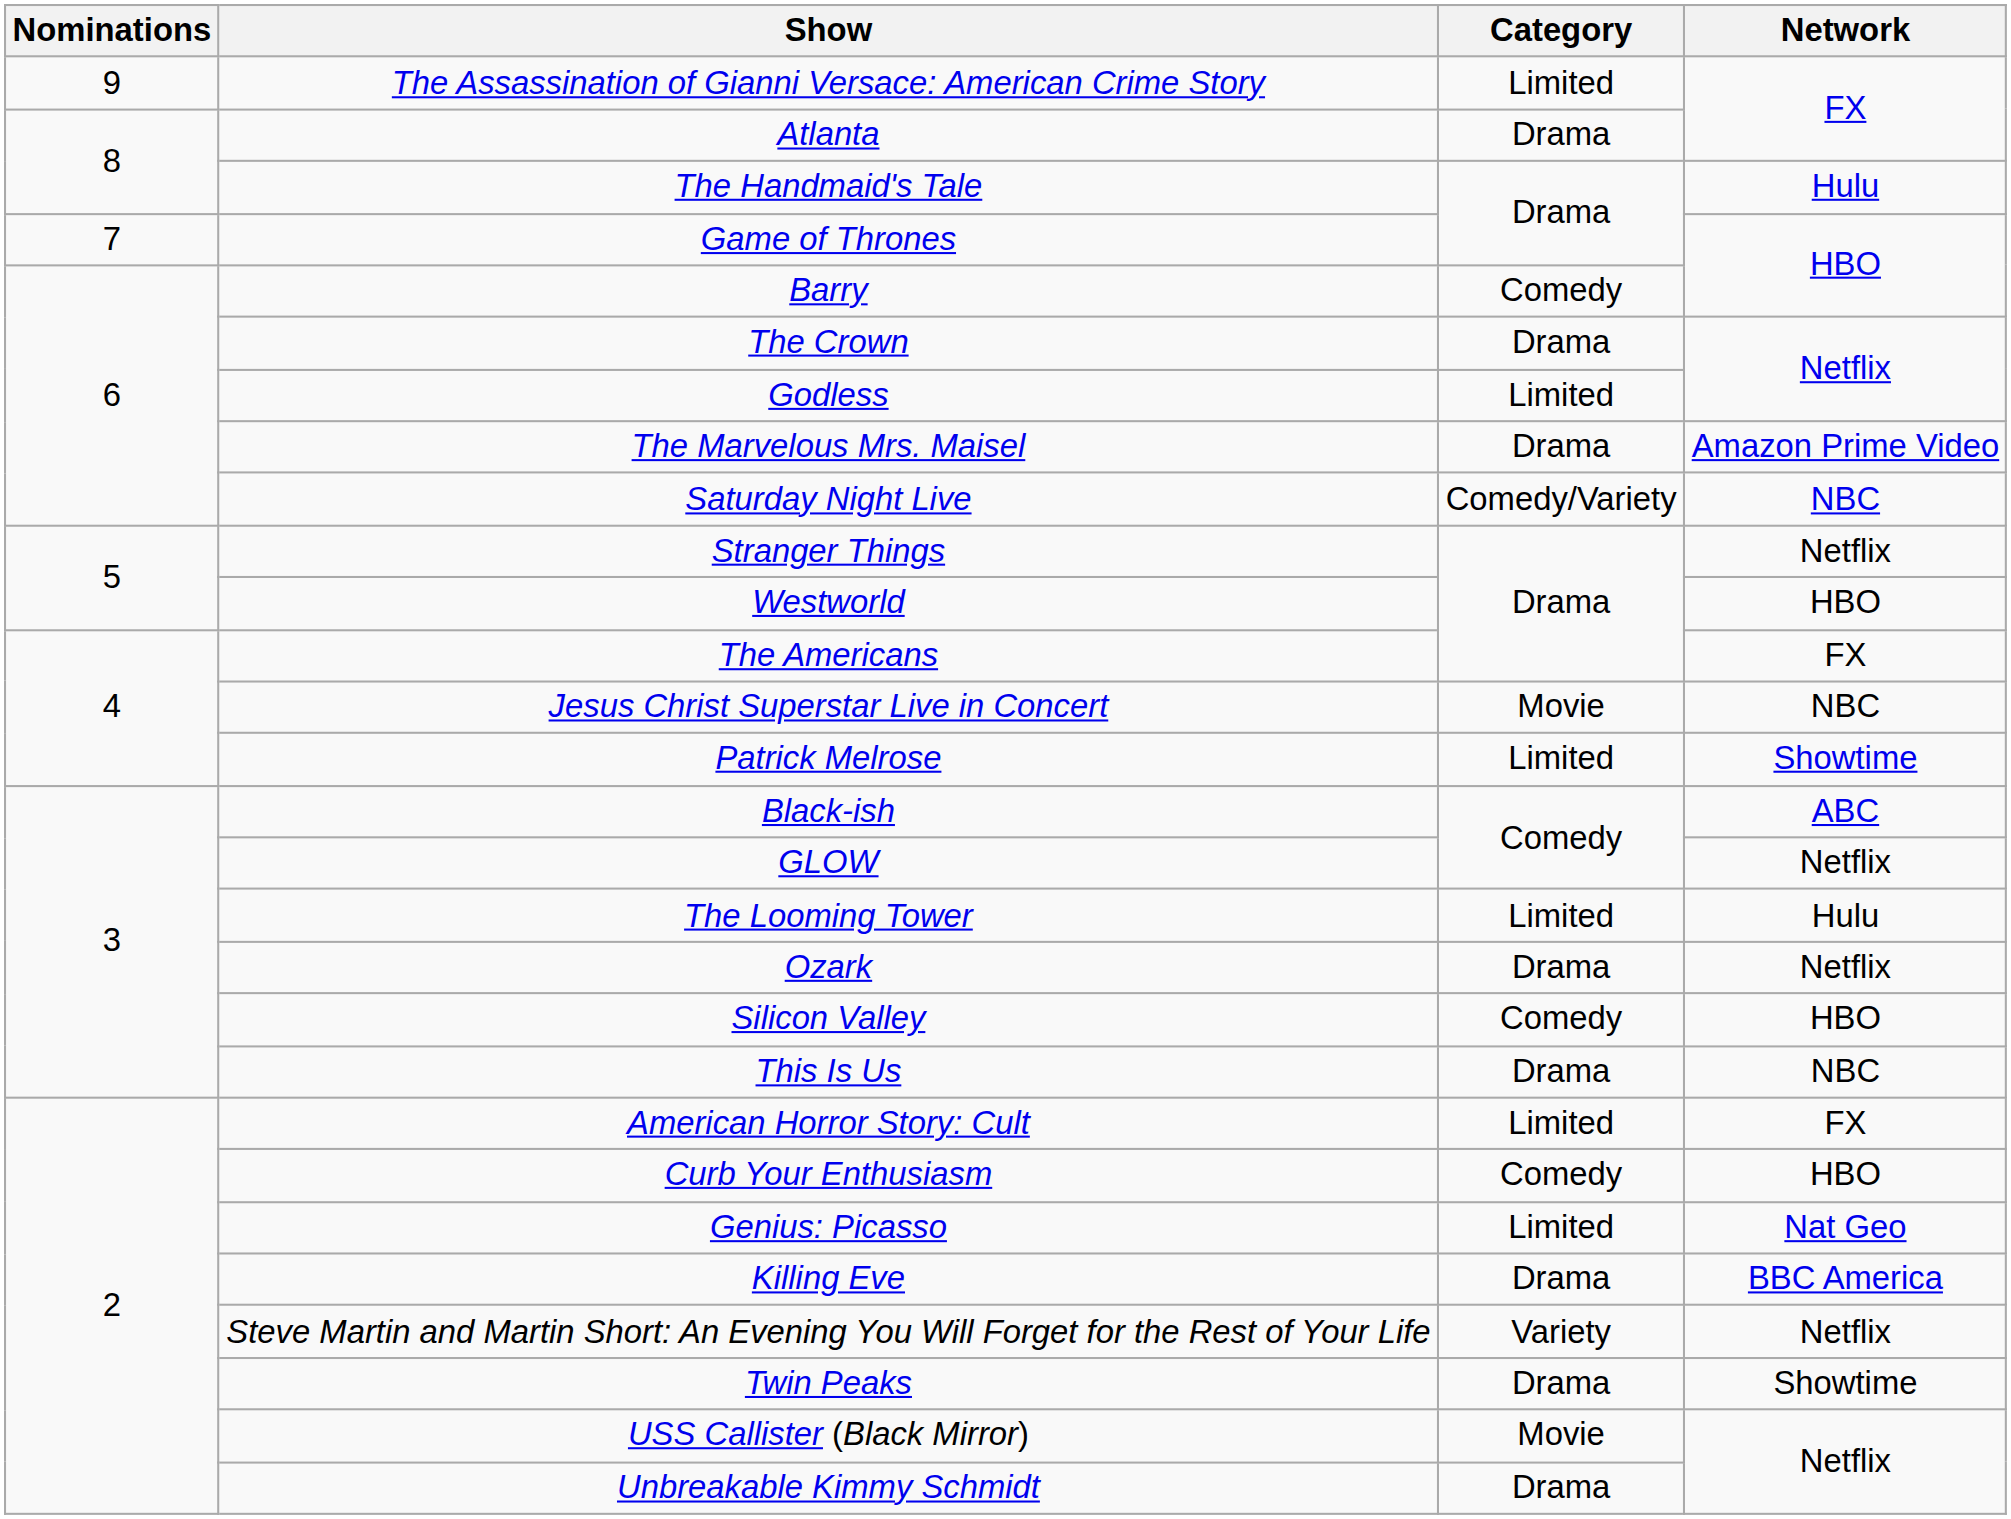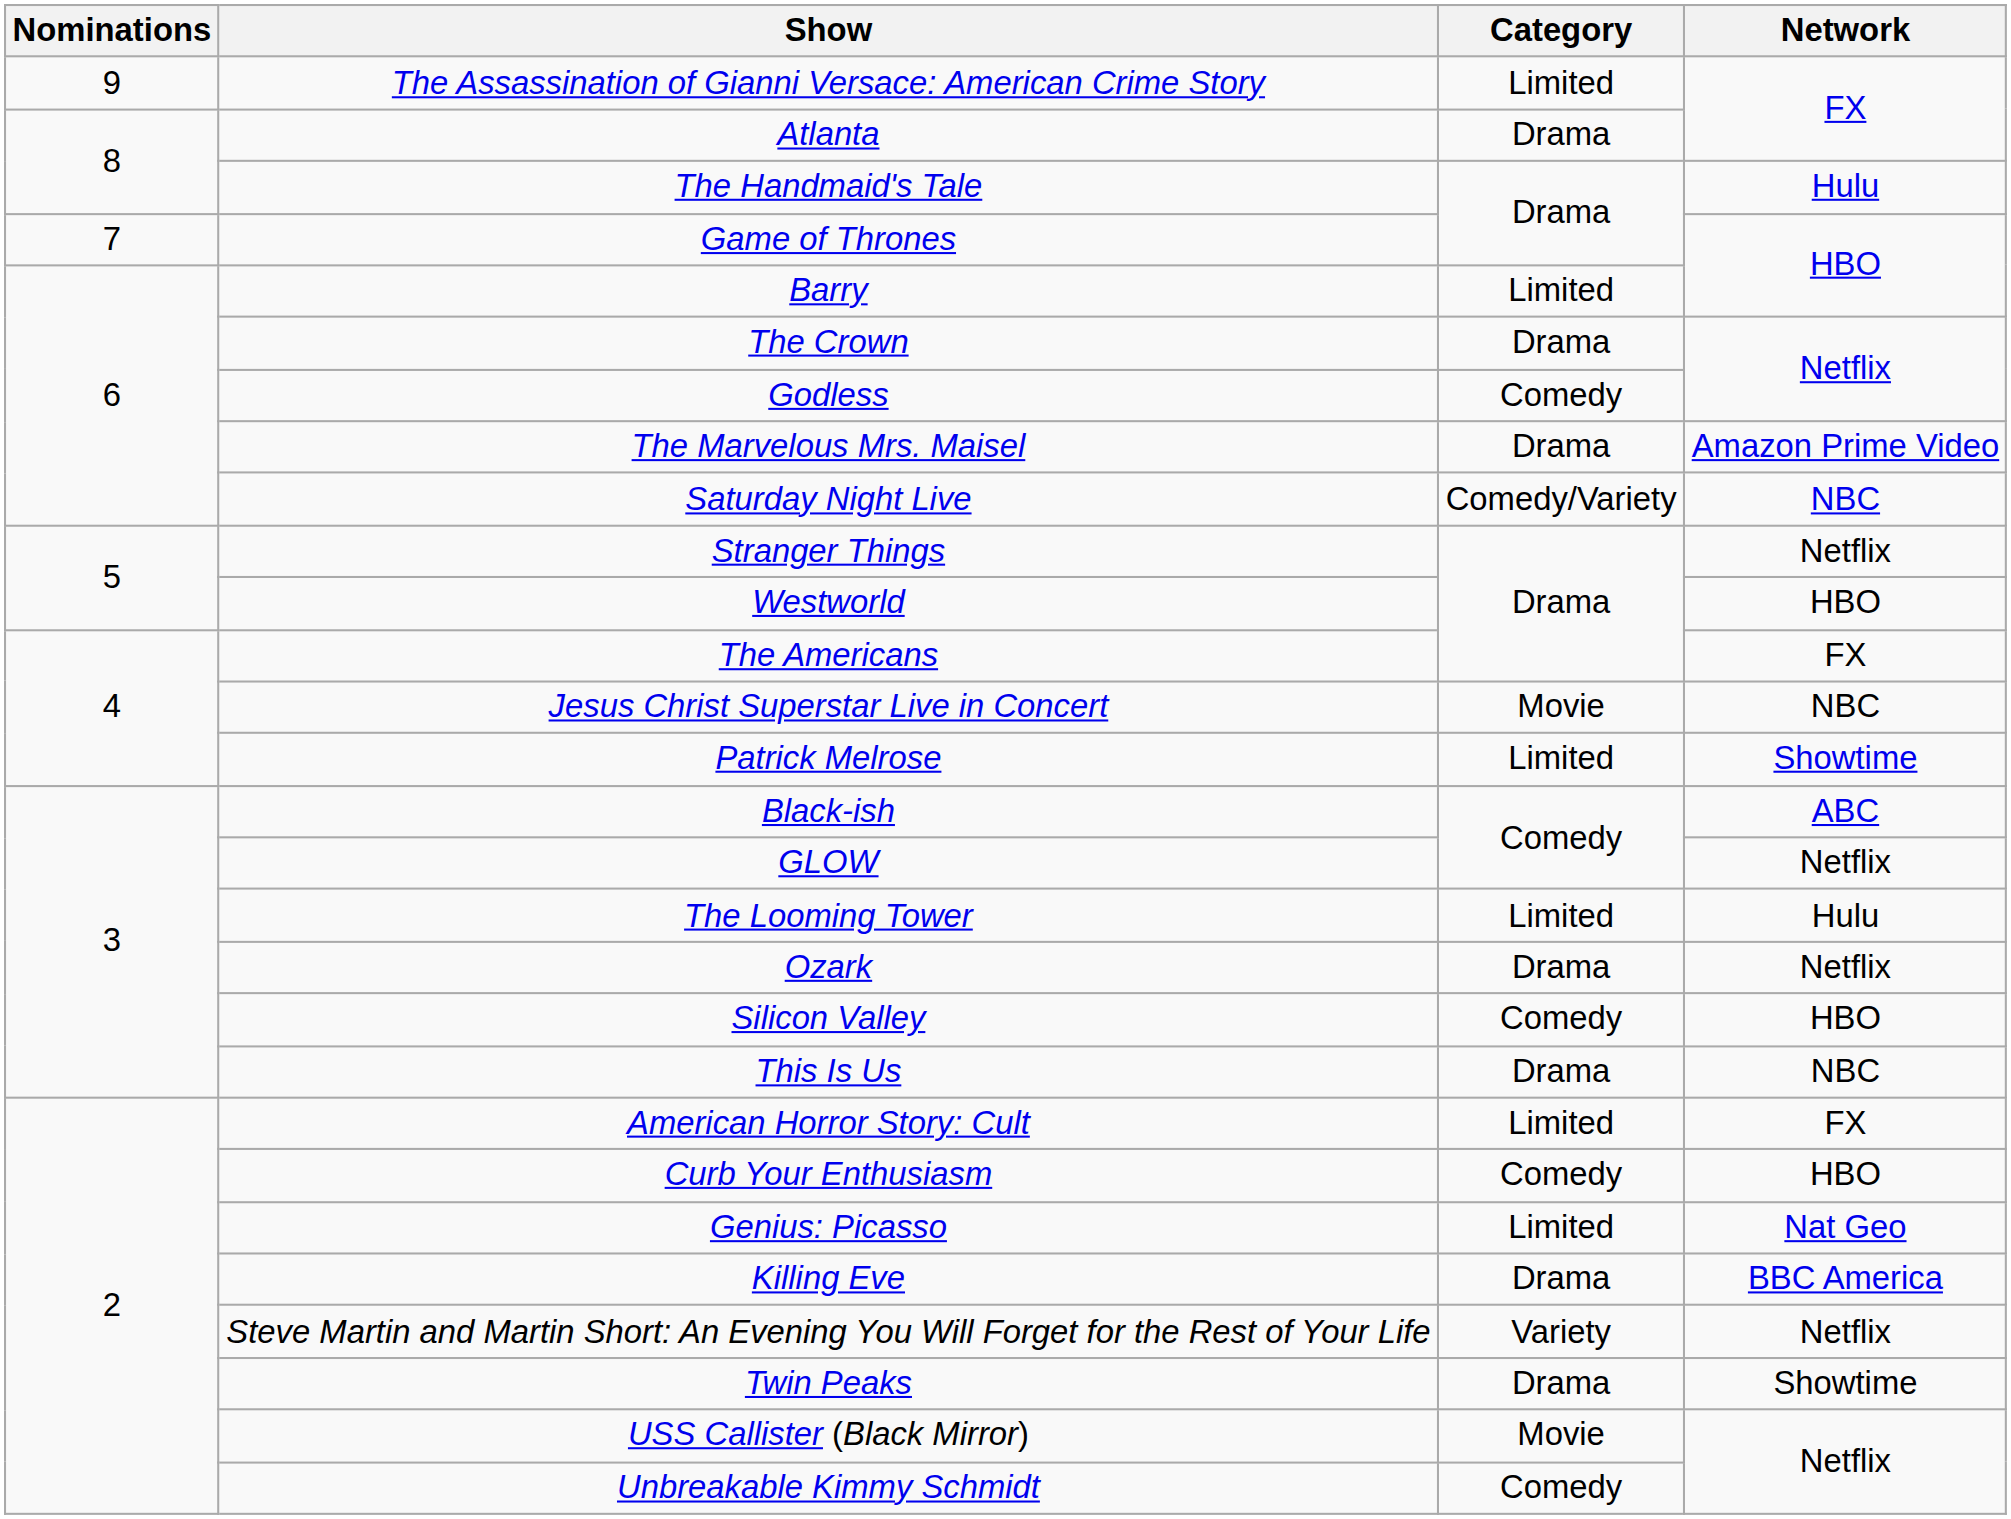(1561, 290) Comedy -> (1561, 290) Limited
(1561, 394) Limited -> (1561, 394) Comedy
(1561, 1487) Drama -> (1561, 1487) Comedy
